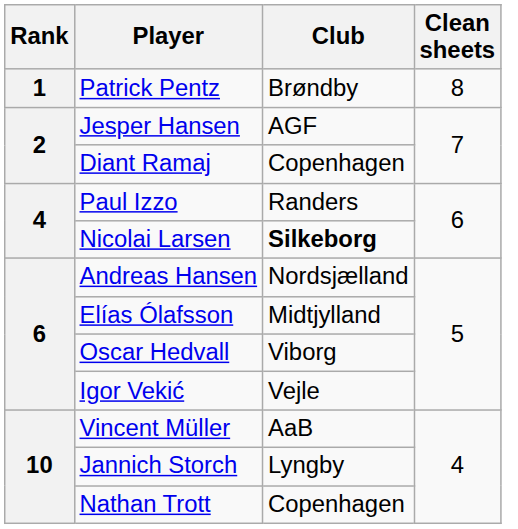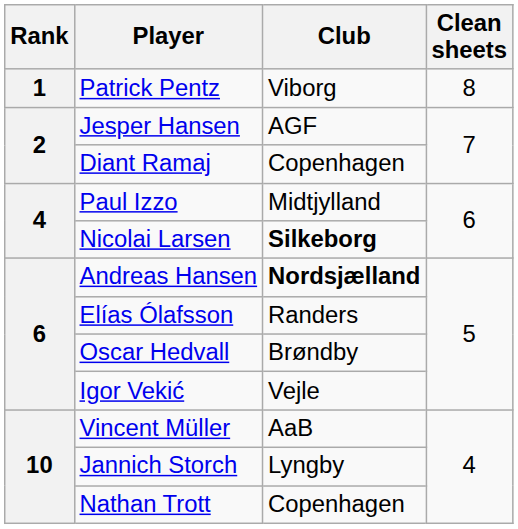(313, 88) Brøndby -> (302, 88) Viborg
(313, 201) Randers -> (324, 201) Midtjylland
(338, 277) normal -> (344, 277) bold
(324, 314) Midtjylland -> (313, 314) Randers
(302, 352) Viborg -> (313, 352) Brøndby
